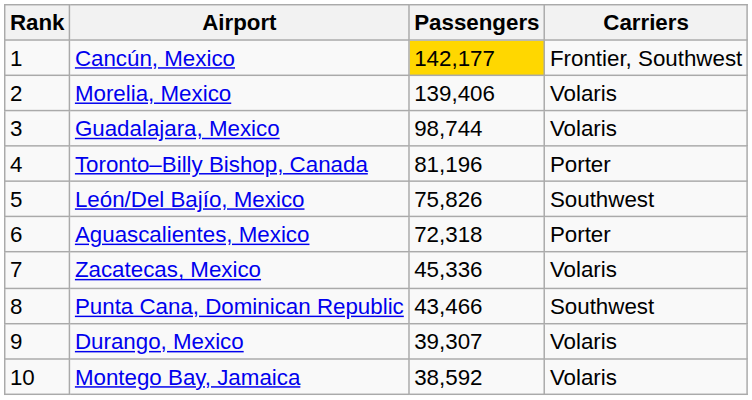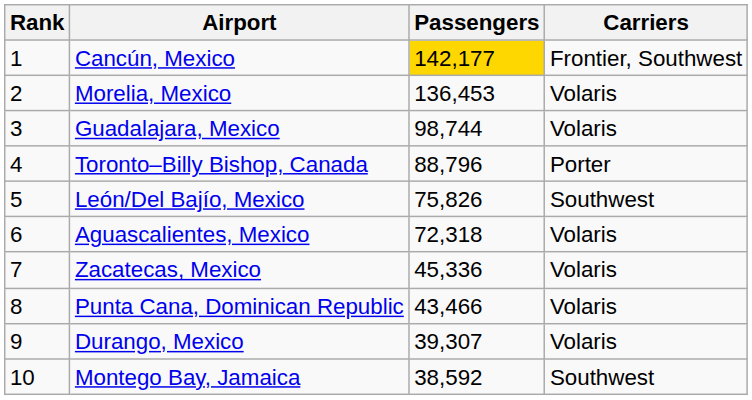(455, 93) 139,406 -> (455, 93) 136,453
(448, 164) 81,196 -> (448, 164) 88,796
(580, 235) Porter -> (583, 235) Volaris
(602, 306) Southwest -> (583, 306) Volaris
(583, 376) Volaris -> (602, 376) Southwest
